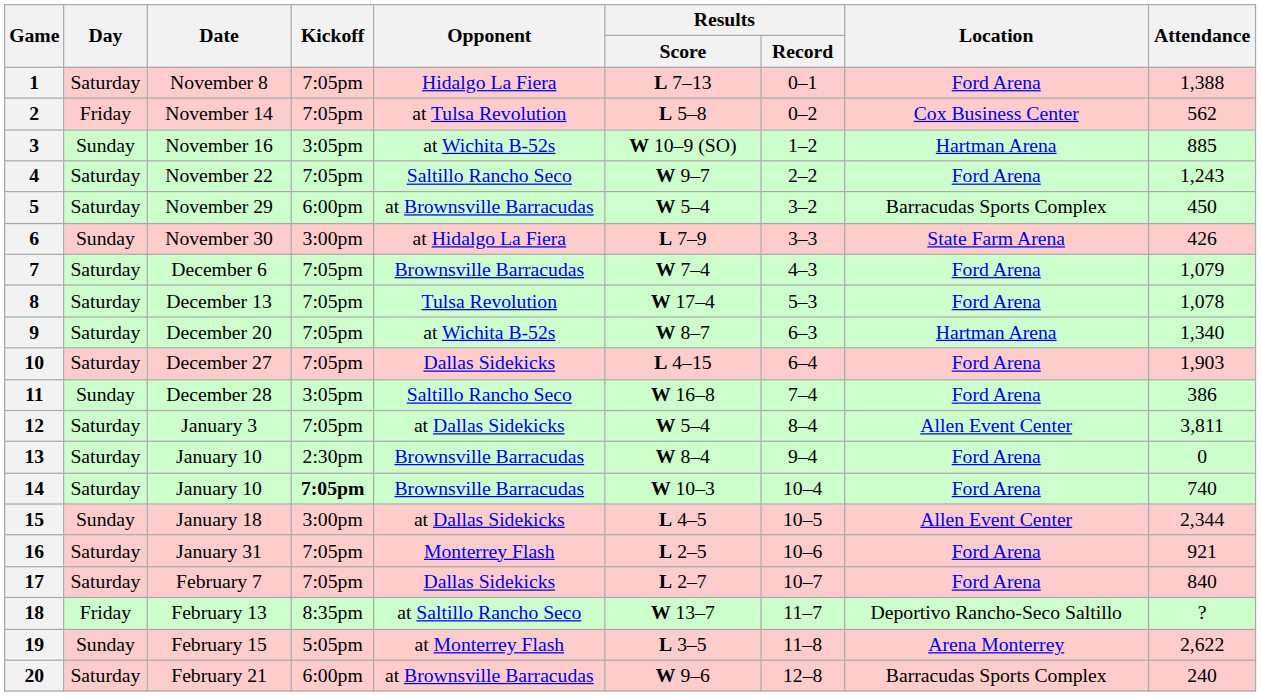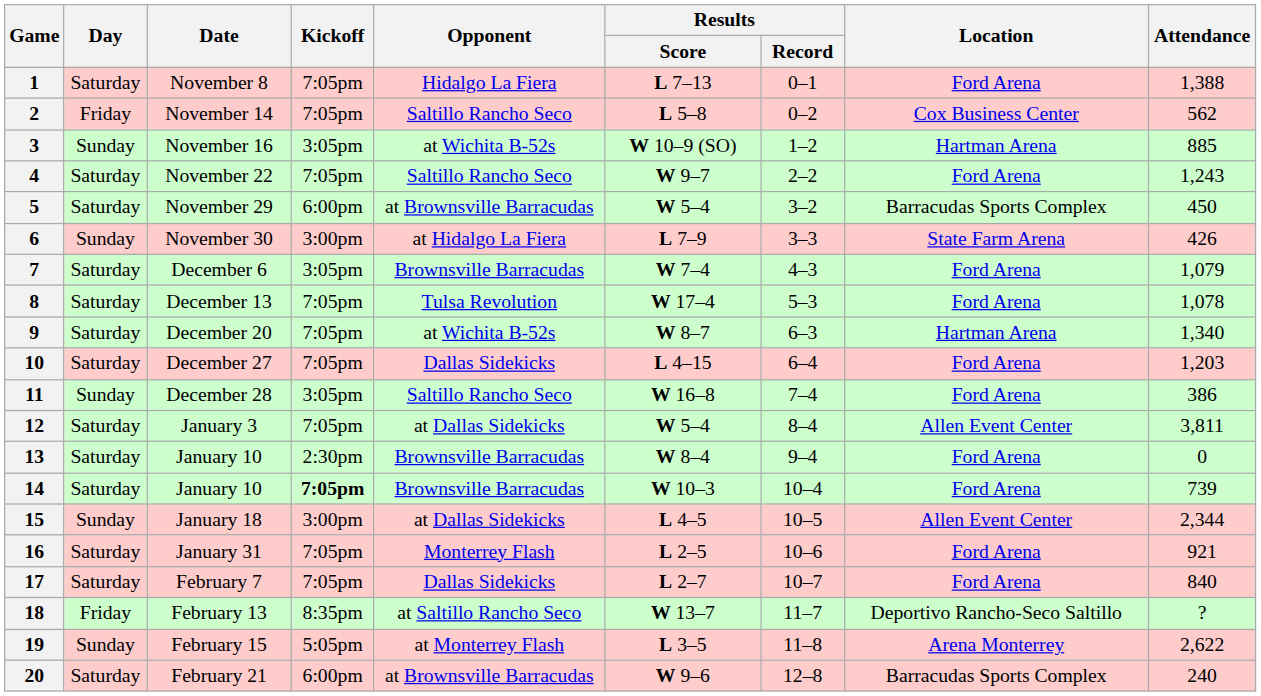(489, 113) at Tulsa Revolution -> (489, 113) Saltillo Rancho Seco
(333, 269) 7:05pm -> (333, 269) 3:05pm
(1202, 363) 1,903 -> (1202, 363) 1,203
(1202, 488) 740 -> (1202, 488) 739
